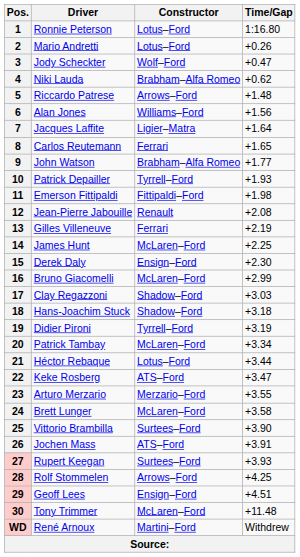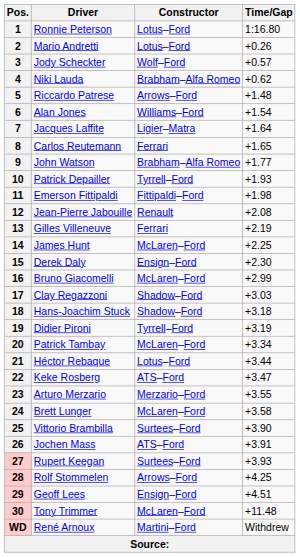(258, 63) +0.47 -> (258, 63) +0.57
(258, 112) +1.56 -> (258, 112) +1.54
